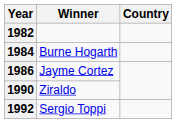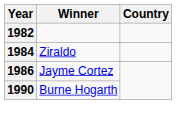(78, 52) Burne Hogarth -> (58, 52) Ziraldo
(58, 90) Ziraldo -> (78, 90) Burne Hogarth
- row: (20, 109)
